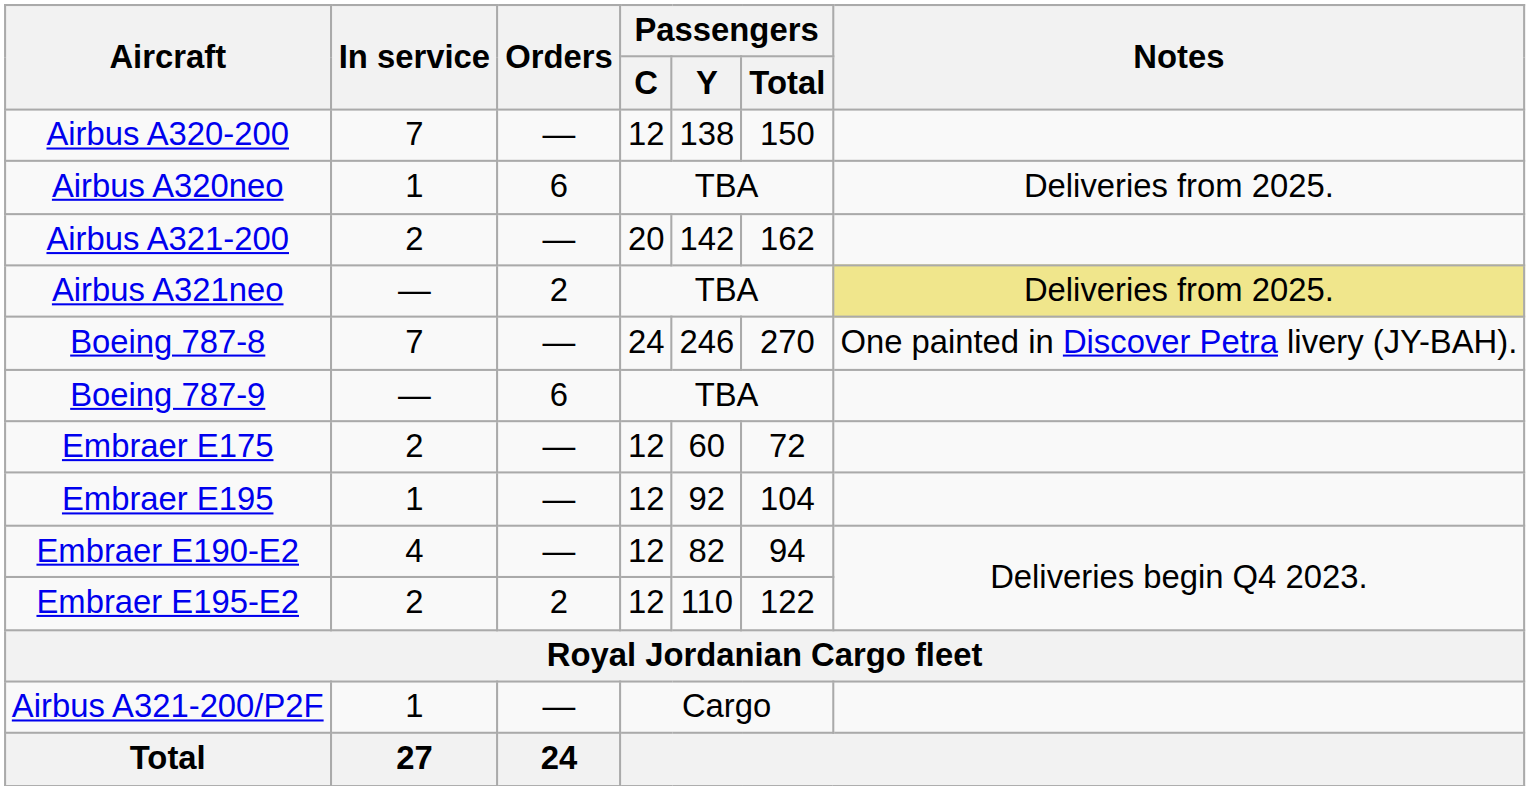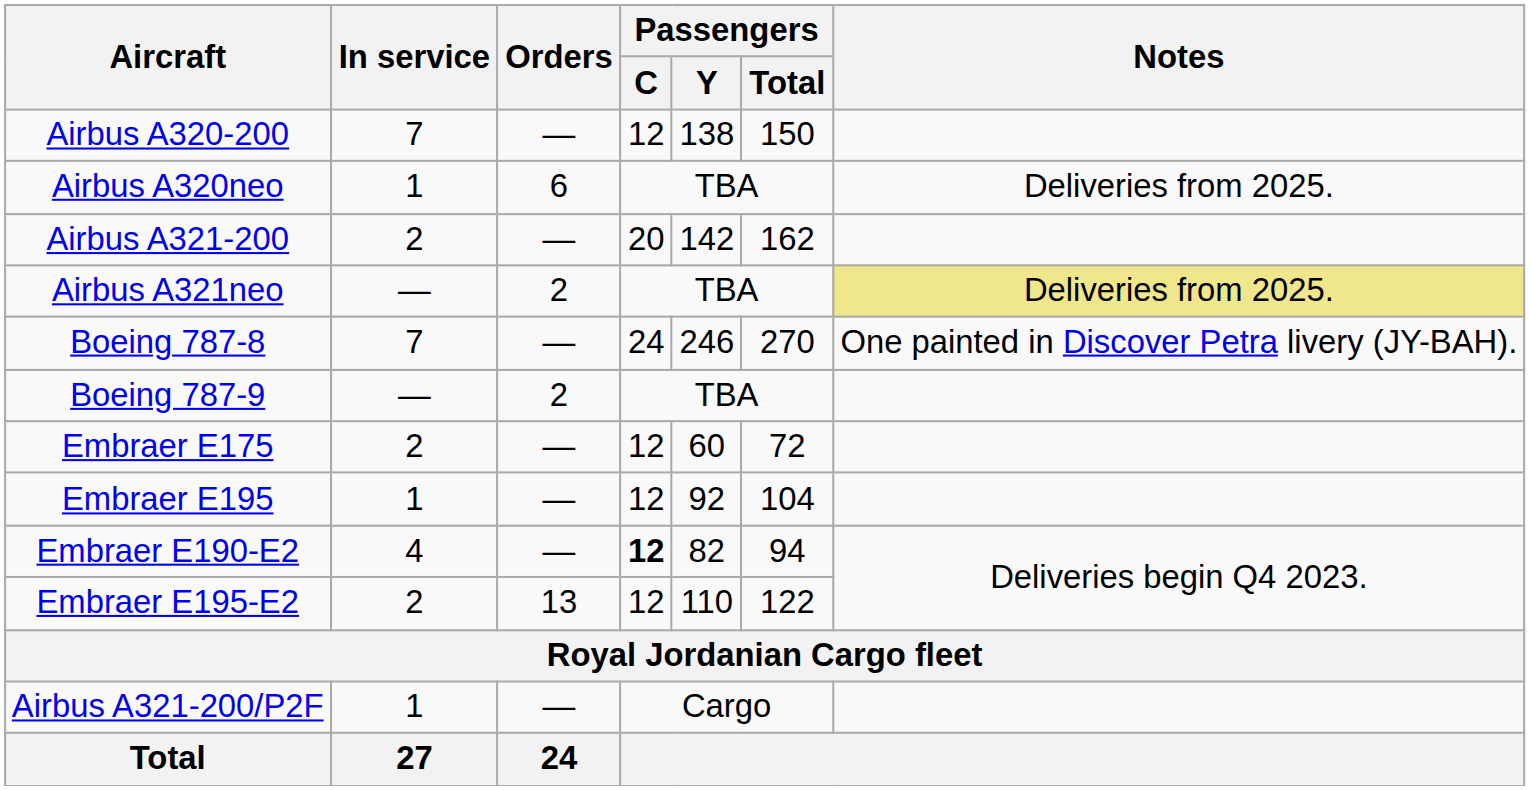(559, 394) 6 -> (559, 394) 2
(646, 550) normal -> (646, 550) bold
(559, 602) 2 -> (559, 602) 13
